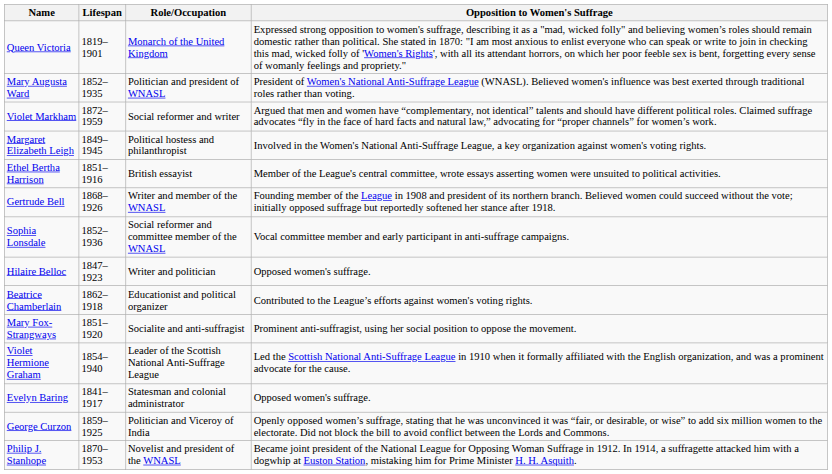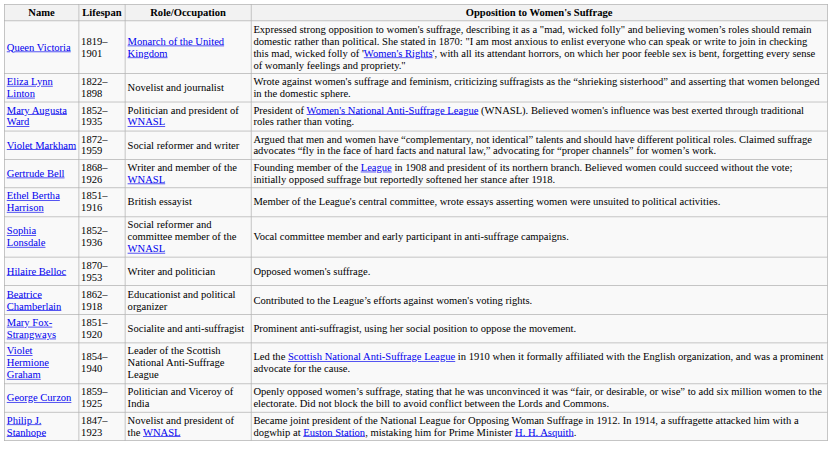+ row: (30, 87)
- row: (40, 145)
rows swapped: (36, 202) <-> (33, 173)
(95, 271) 1847–1923 -> (94, 271) 1870–1953
- row: (37, 397)
(95, 455) 1870–1953 -> (94, 426) 1847–1923
